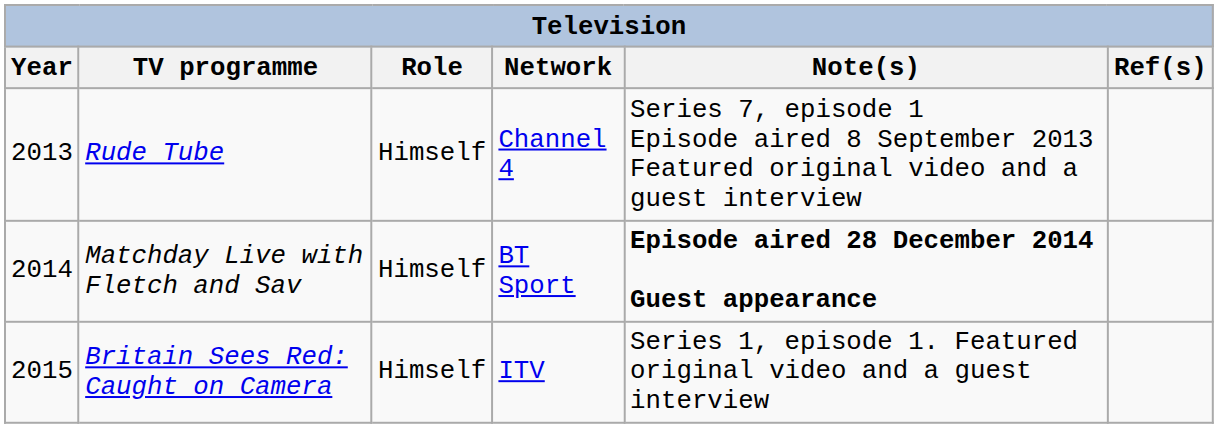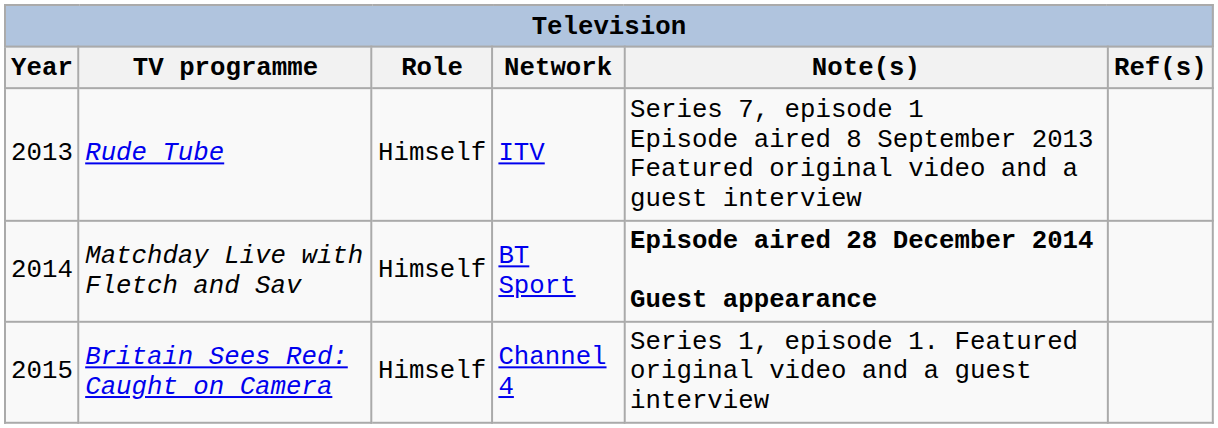(552, 154) Channel 4 -> (522, 154) ITV
(522, 372) ITV -> (552, 372) Channel 4
